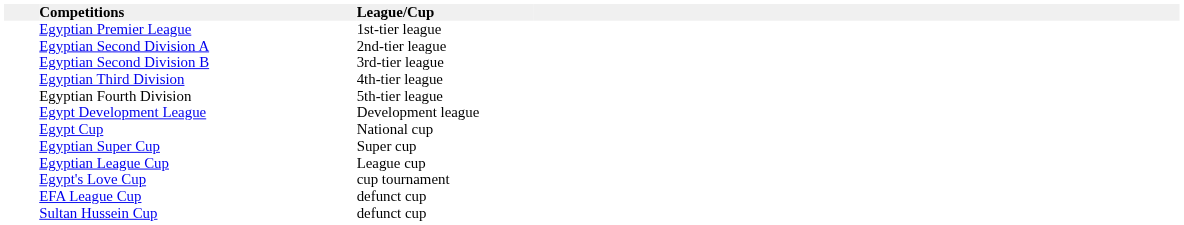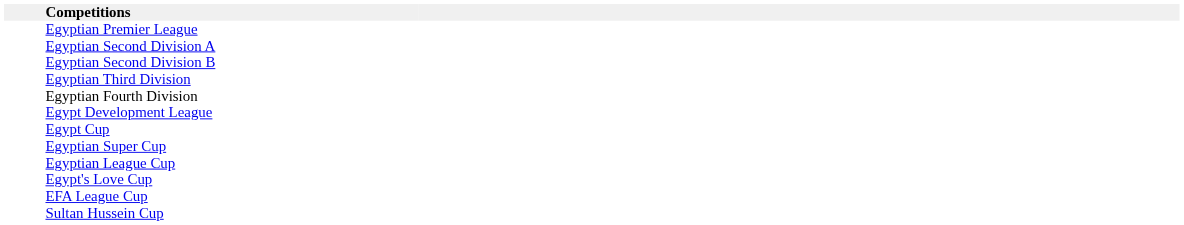- column: (395, 12)
